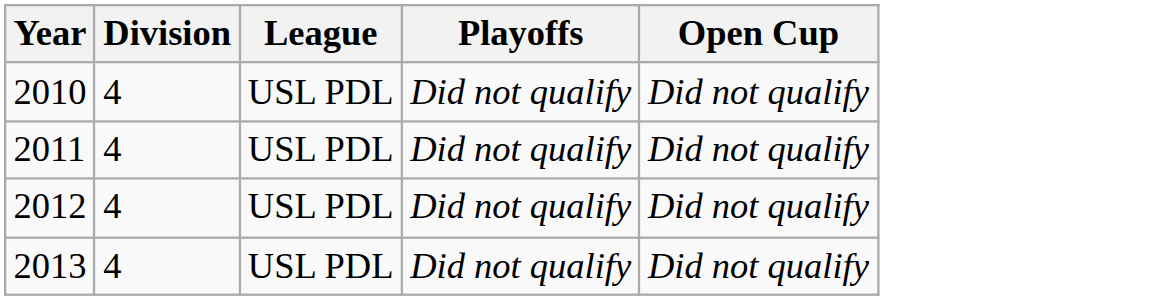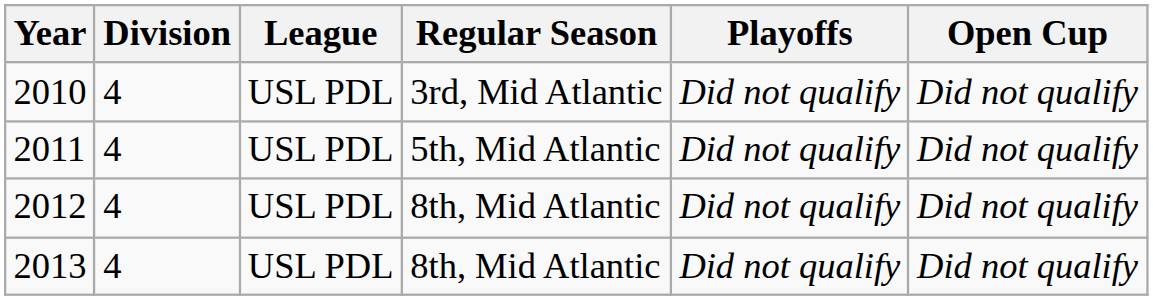+ column: (536, 33)
